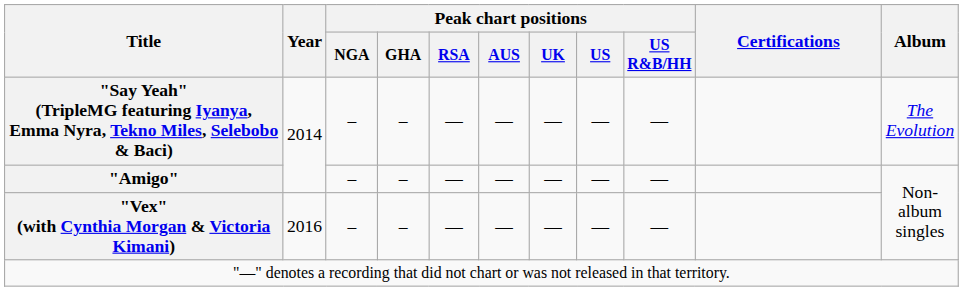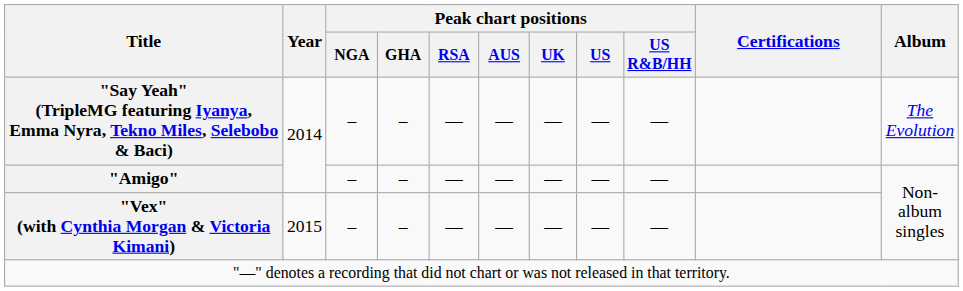(305, 226) 2016 -> (305, 226) 2015
